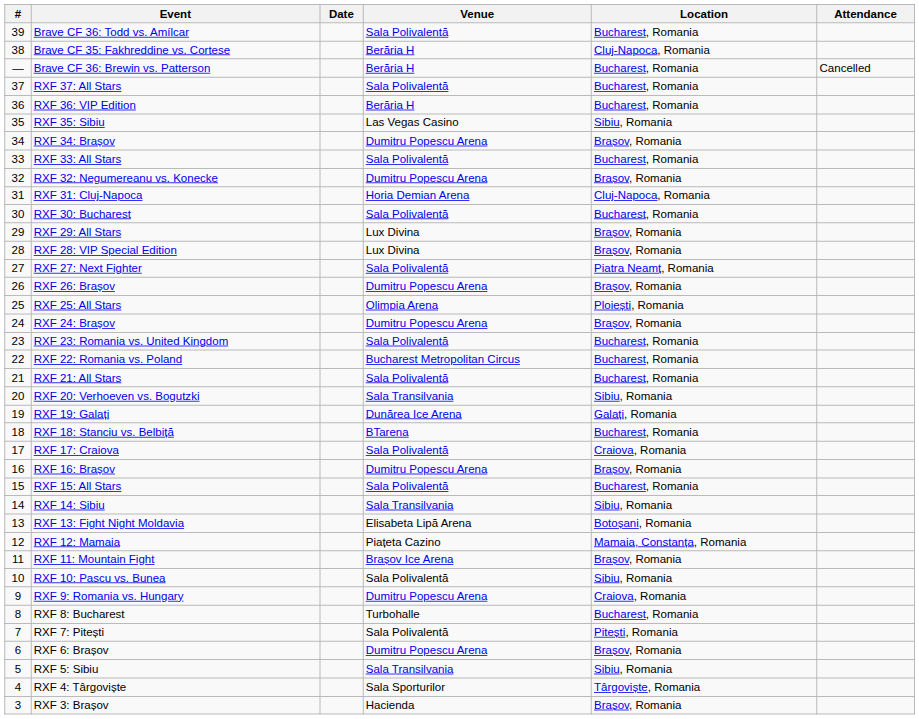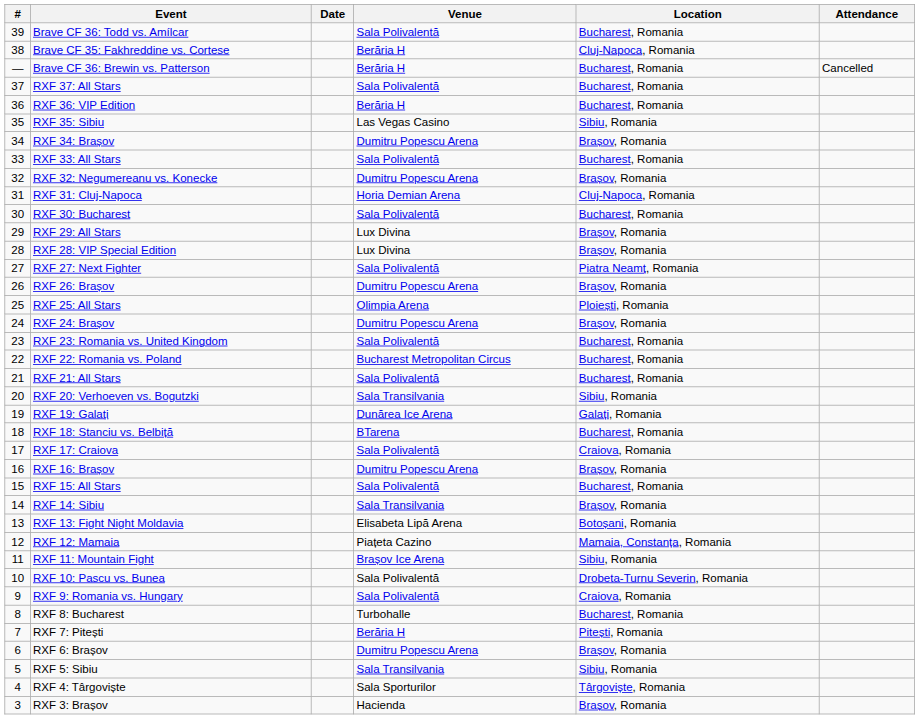(633, 505) Sibiu, Romania -> (623, 505) Brașov, Romania
(638, 560) Brașov, Romania -> (618, 560) Sibiu, Romania
(633, 578) Sibiu, Romania -> (663, 578) Drobeta-Turnu Severin, Romania
(427, 596) Dumitru Popescu Arena -> (398, 596) Sala Polivalentă
(407, 633) Sala Polivalentă -> (381, 633) Berăria H
